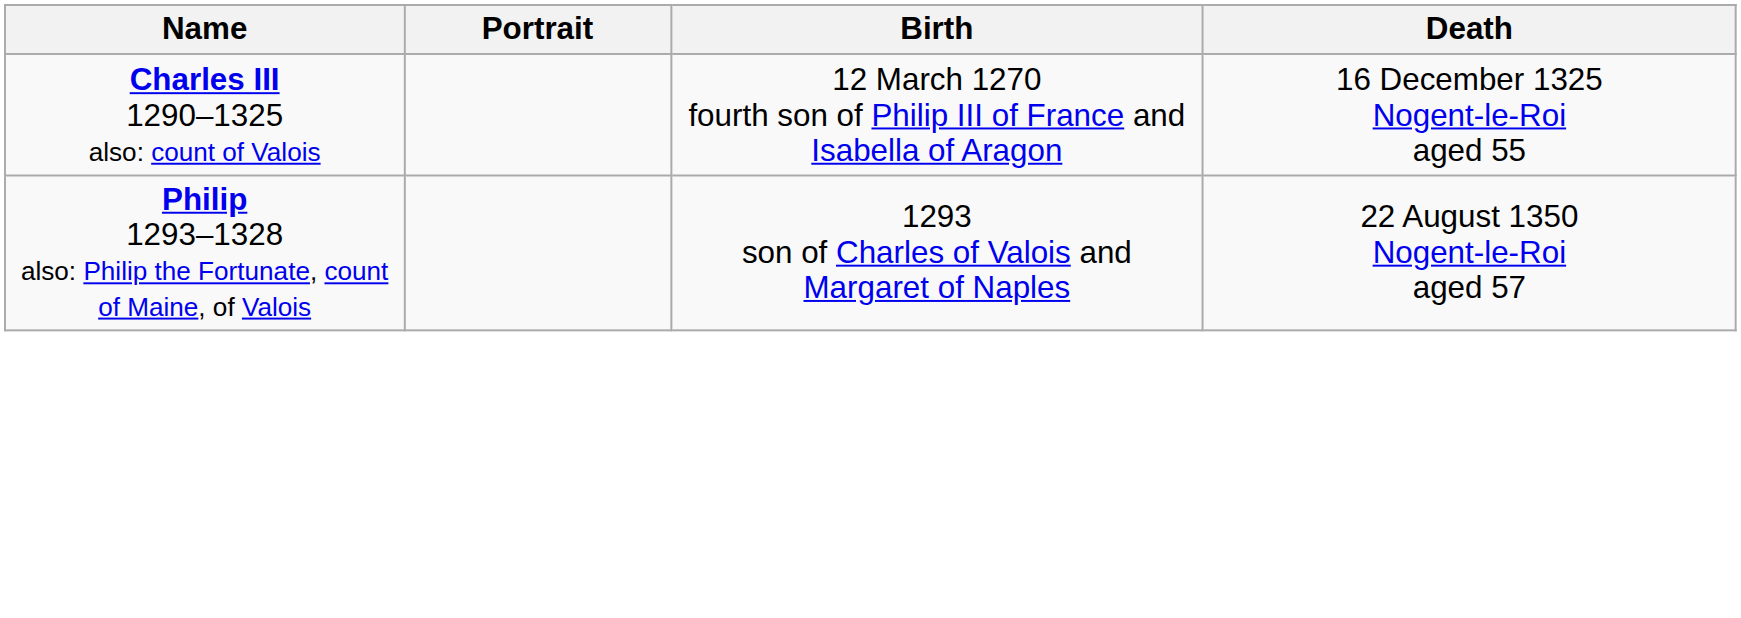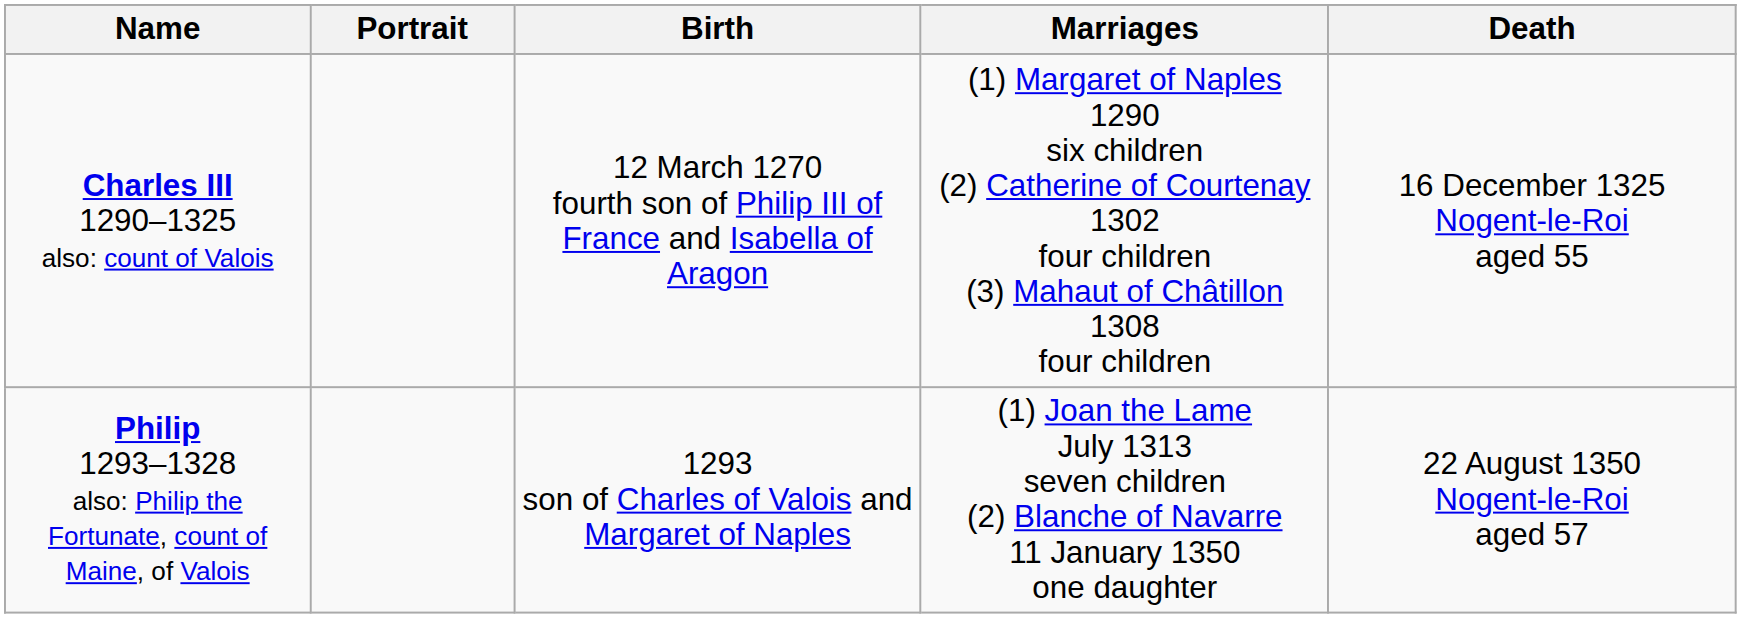+ column: (1125, 29)
